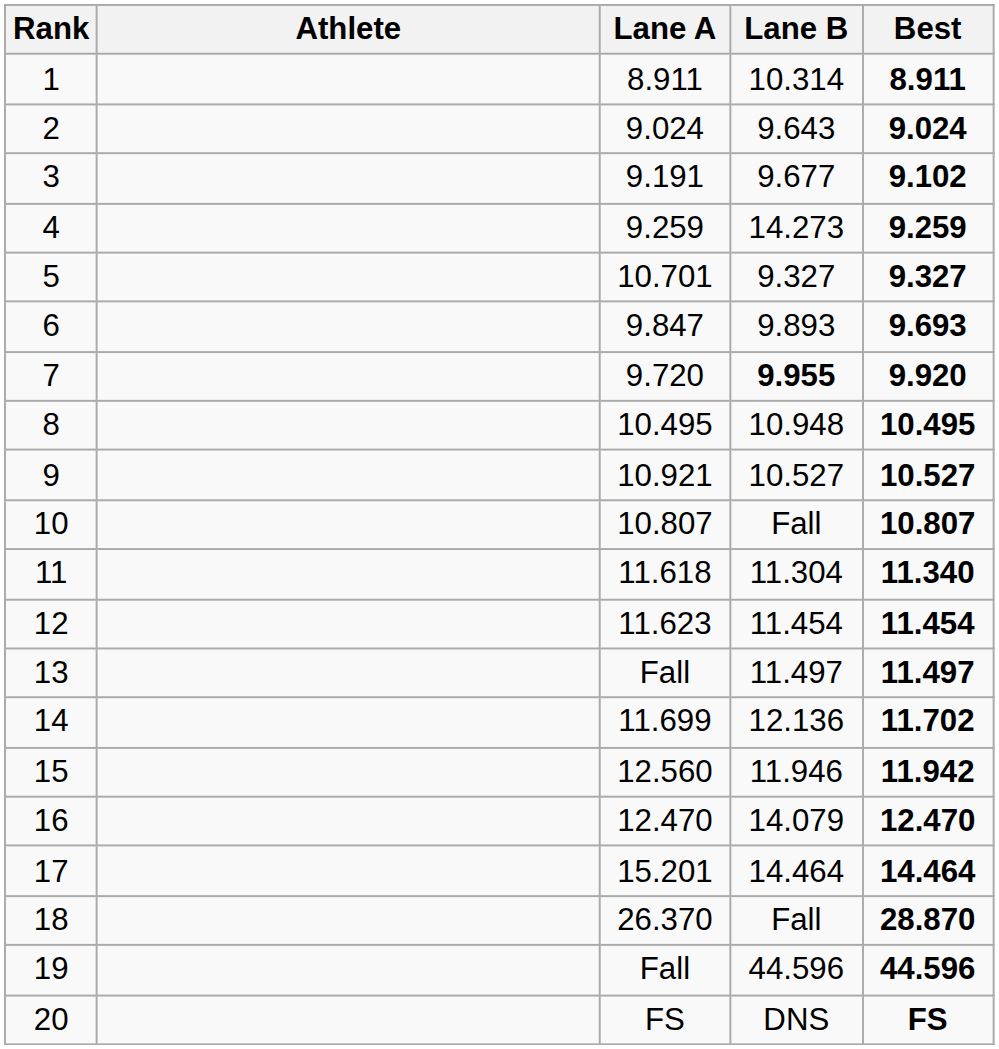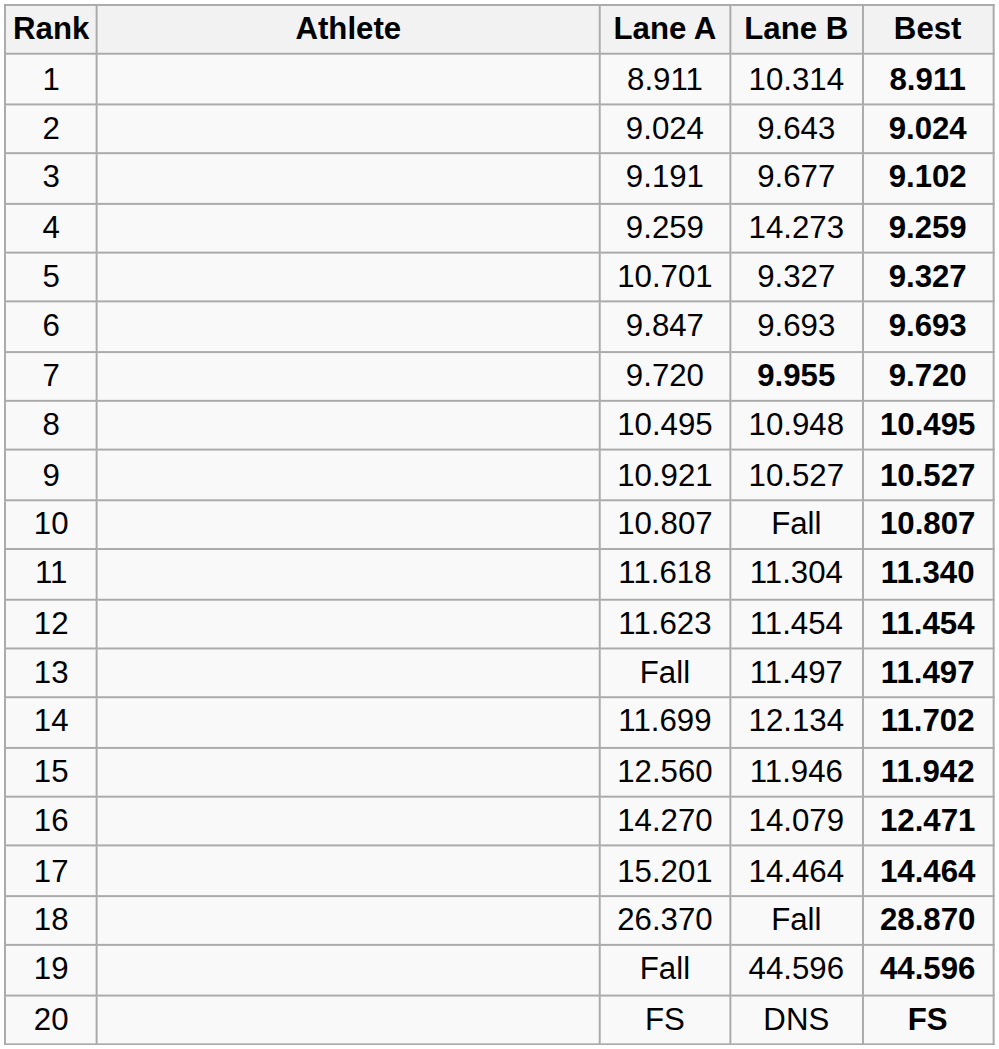(796, 326) 9.893 -> (796, 326) 9.693
(928, 375) 9.920 -> (928, 375) 9.720
(796, 721) 12.136 -> (796, 721) 12.134
(665, 820) 12.470 -> (665, 820) 14.270
(928, 820) 12.470 -> (928, 820) 12.471
